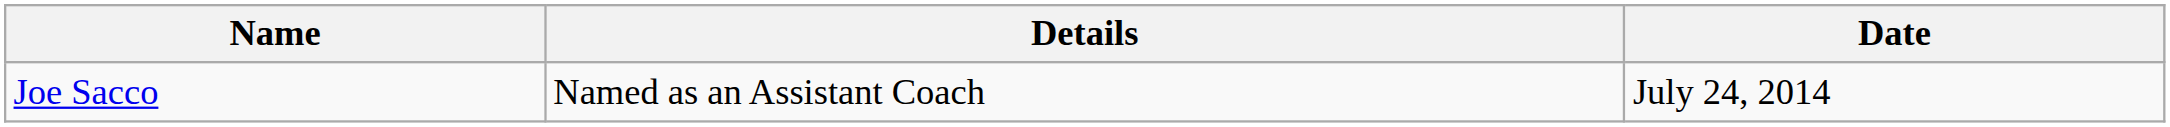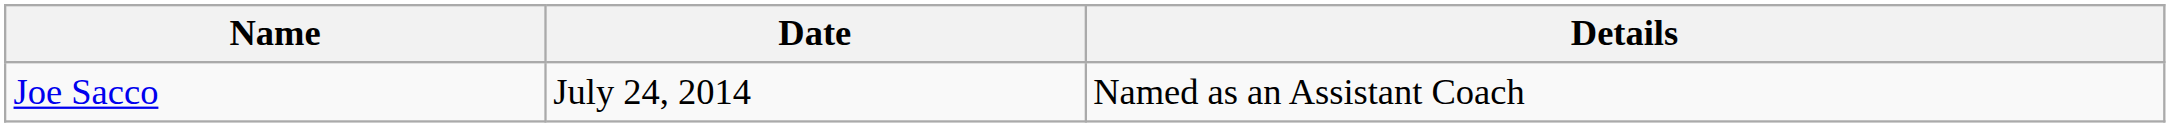columns swapped: (1894, 33) <-> (1085, 33)
